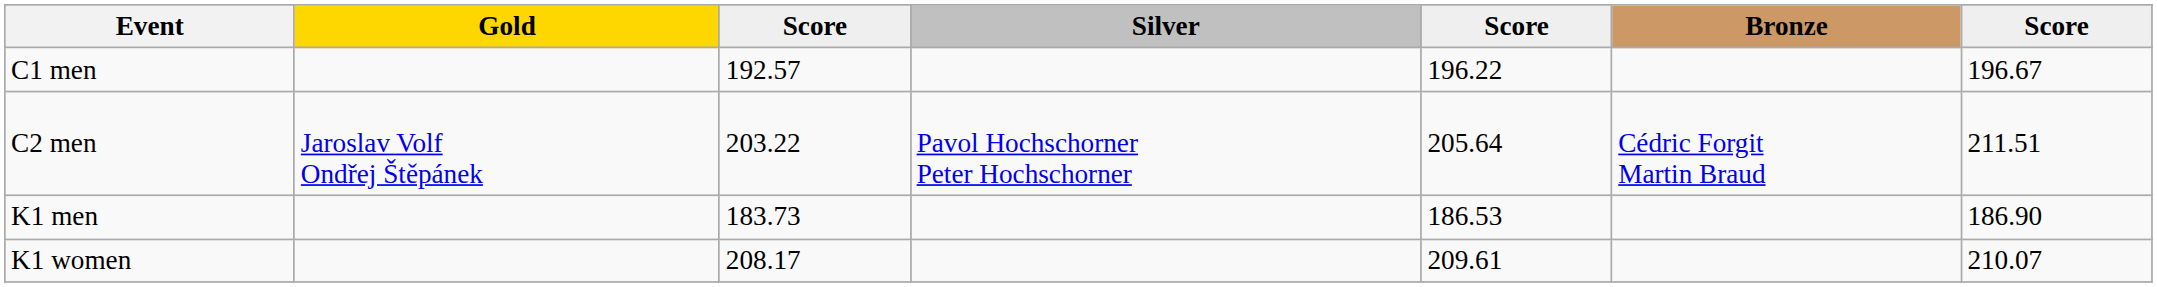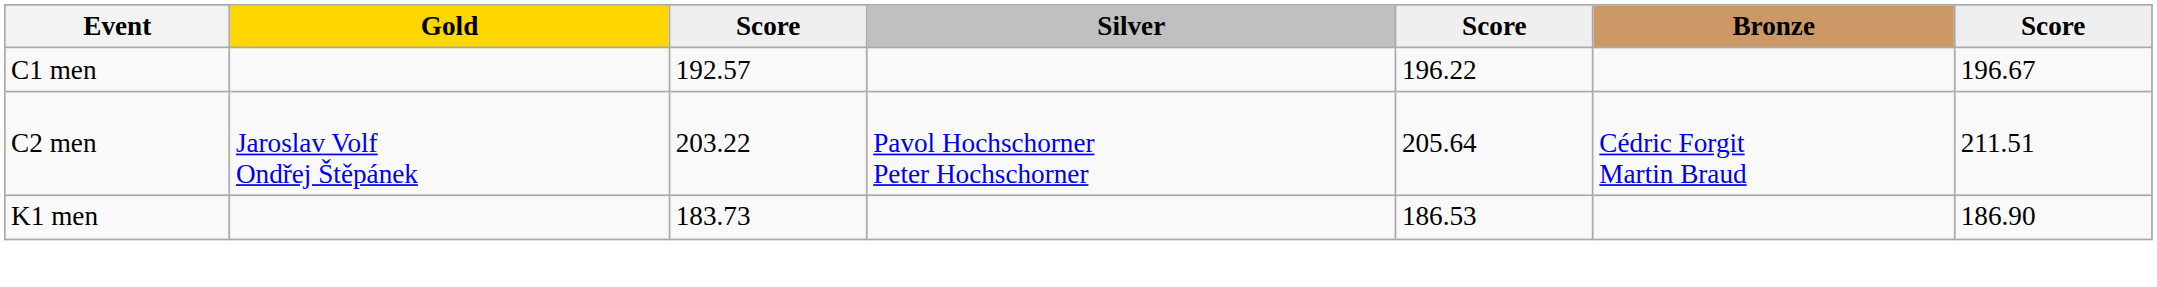- row: (71, 259)
